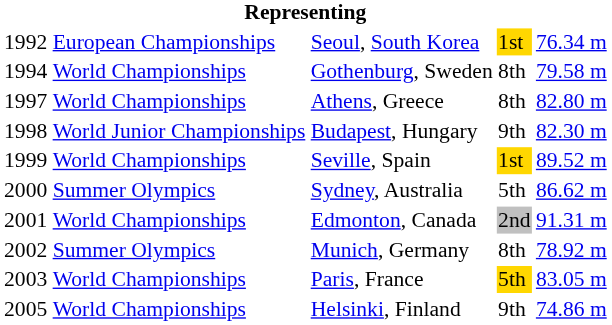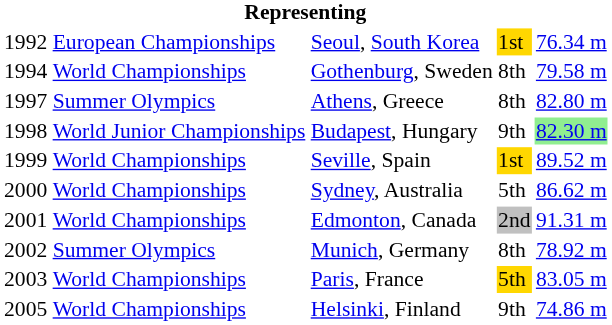(149, 101) World Championships -> (134, 101) Summer Olympics
(571, 130) no background -> (571, 130) lightgreen background
(134, 190) Summer Olympics -> (149, 190) World Championships
